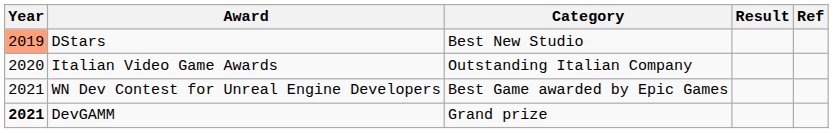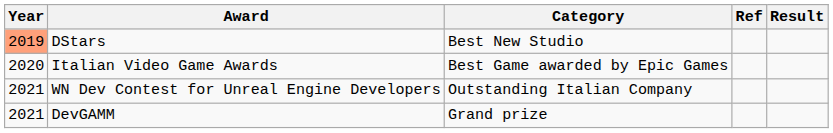columns swapped: (763, 17) <-> (811, 17)
(570, 66) Outstanding Italian Company -> (588, 66) Best Game awarded by Epic Games
(588, 91) Best Game awarded by Epic Games -> (570, 91) Outstanding Italian Company
(26, 115) bold -> (26, 115) normal
